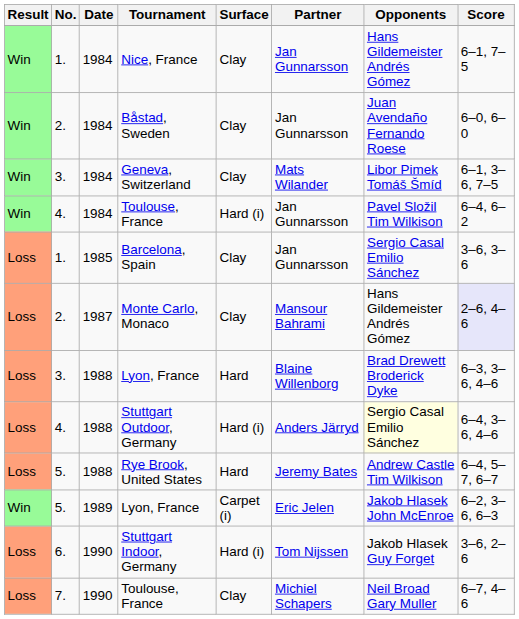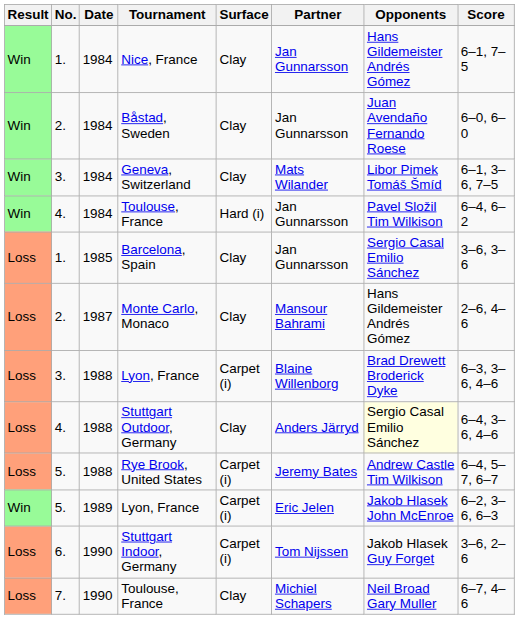(483, 316) lavender background -> (483, 316) no background
(234, 376) Hard -> (240, 376) Carpet (i)
(242, 427) Hard (i) -> (233, 427) Clay
(234, 471) Hard -> (240, 471) Carpet (i)
(242, 552) Hard (i) -> (240, 552) Carpet (i)
